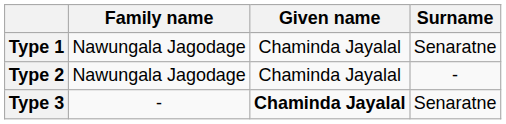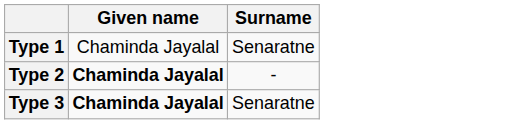- column: (159, 18)
(330, 75) normal -> (148, 75) bold
